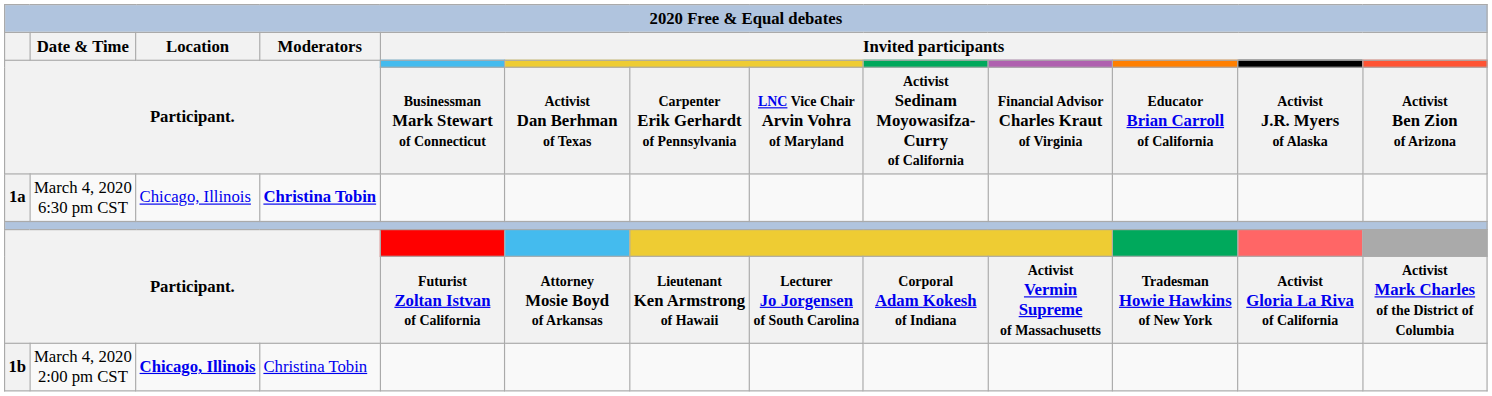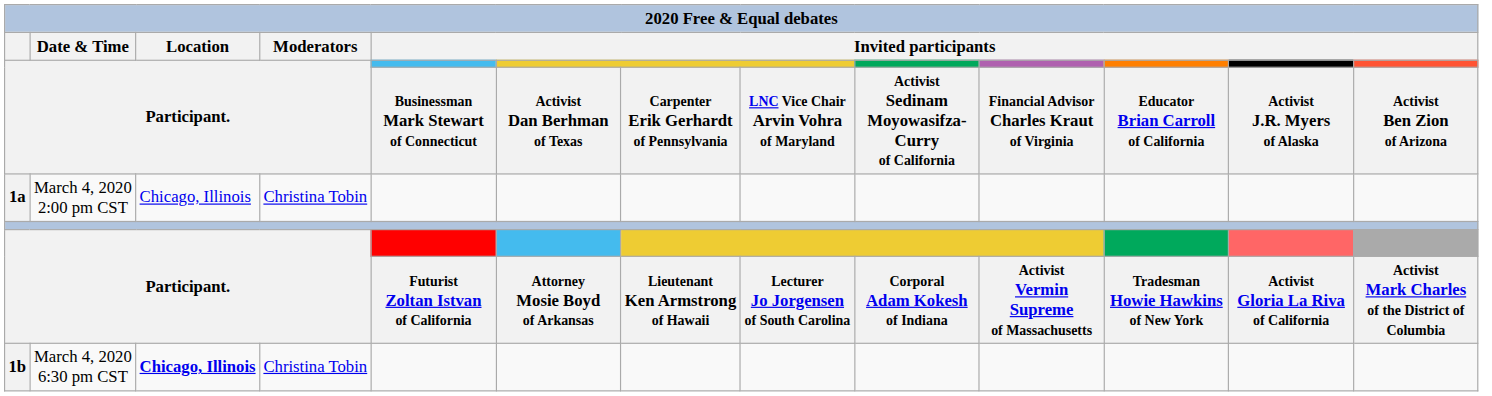(83, 197) March 4, 2020 6:30 pm CST -> (83, 197) March 4, 2020 2:00 pm CST
(320, 197) bold -> (315, 197) normal
(83, 367) March 4, 2020 2:00 pm CST -> (83, 367) March 4, 2020 6:30 pm CST
